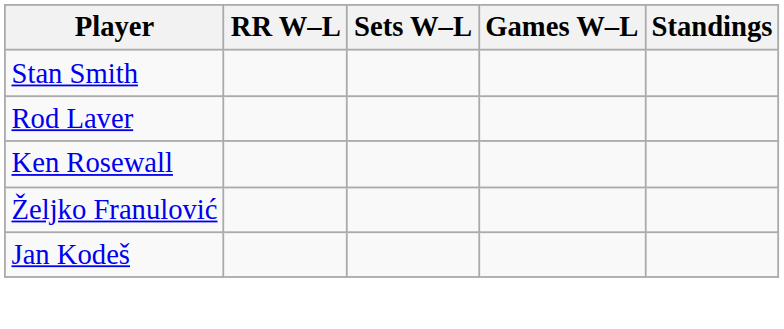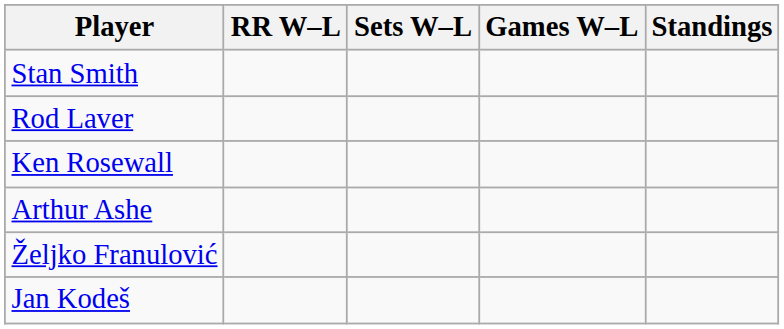+ row: (82, 208)
